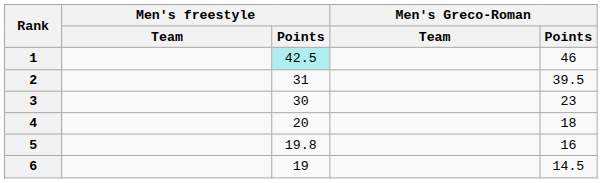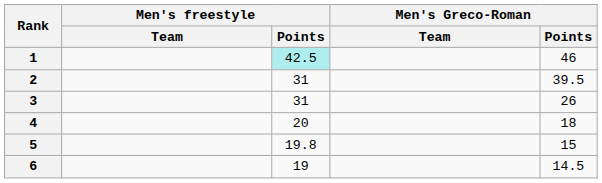(301, 102) 30 -> (301, 102) 31
(568, 102) 23 -> (568, 102) 26
(568, 145) 16 -> (568, 145) 15
